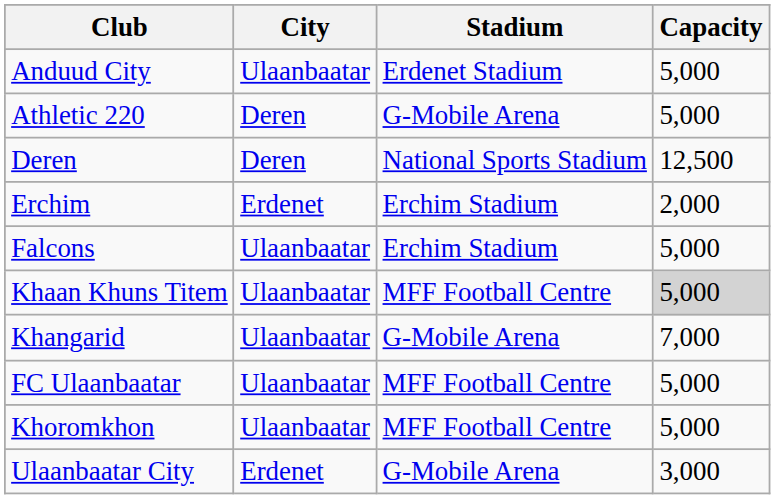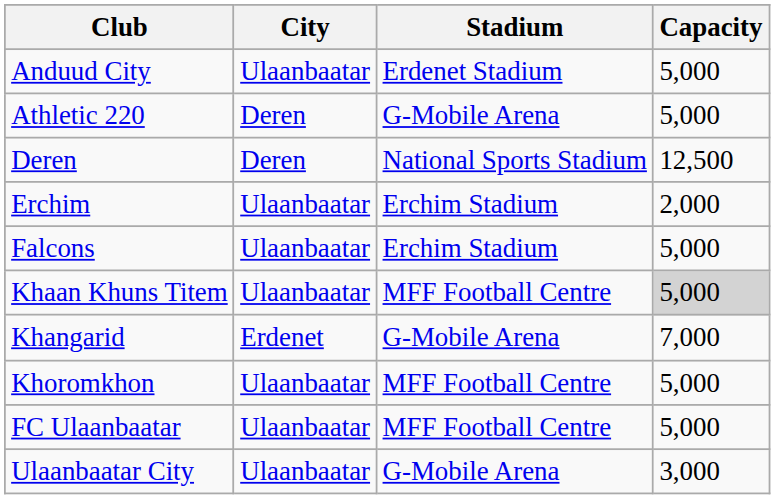(282, 204) Erdenet -> (305, 204) Ulaanbaatar
(305, 337) Ulaanbaatar -> (282, 337) Erdenet
rows swapped: (83, 426) <-> (96, 381)
(282, 470) Erdenet -> (305, 470) Ulaanbaatar
